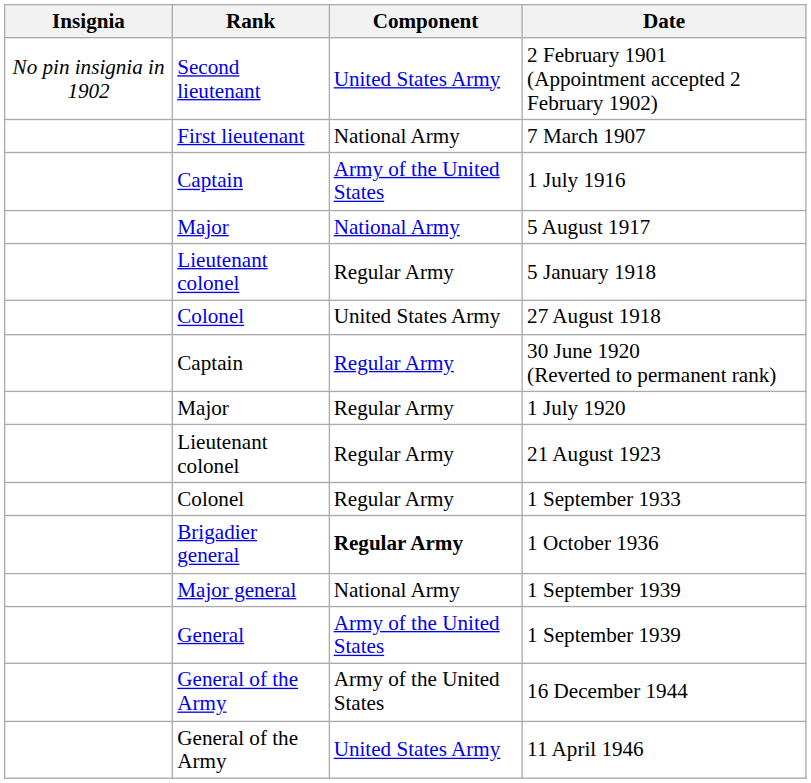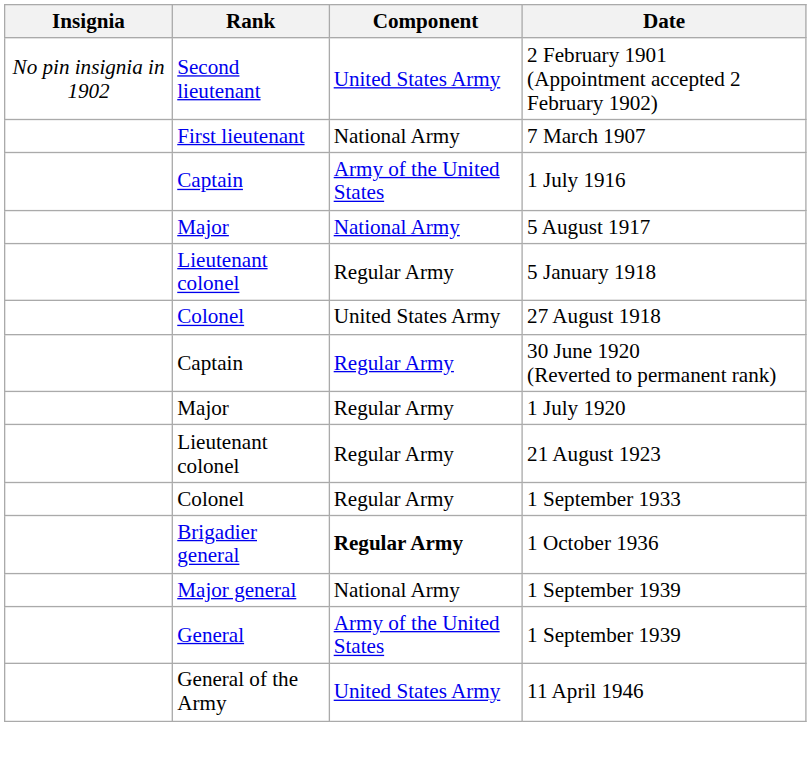- row: (238, 692)
